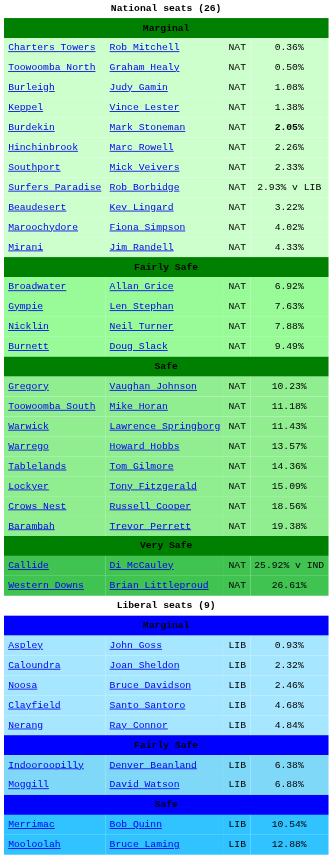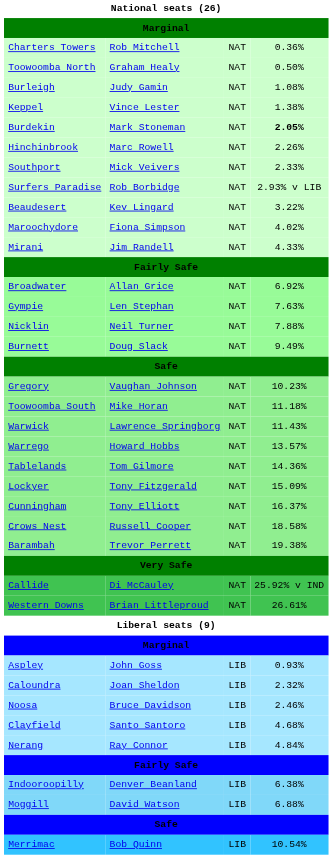+ row: (37, 506)
(289, 506) 18.56% -> (289, 526) 18.58%
- row: (34, 844)
